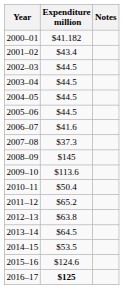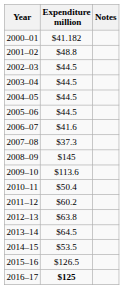(67, 53) $43.4 -> (67, 53) $48.8
(67, 202) $65.2 -> (67, 202) $60.2
(67, 262) $124.6 -> (67, 262) $126.5
